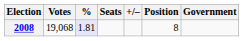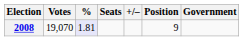(60, 28) 19,068 -> (60, 28) 19,070
(176, 28) 8 -> (176, 28) 9
